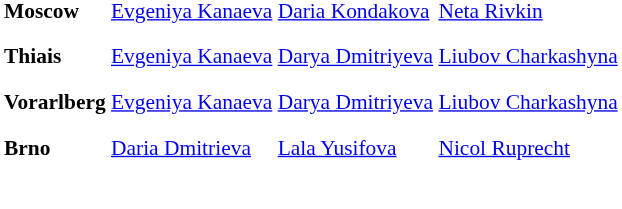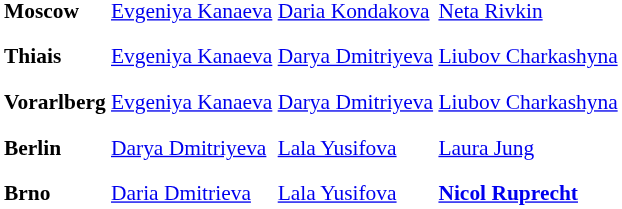+ row: (33, 147)
(504, 147) normal -> (508, 193) bold
